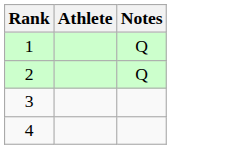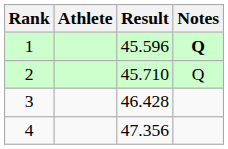+ column: (145, 18)
(142, 46) normal -> (198, 46) bold
